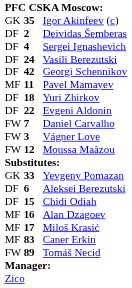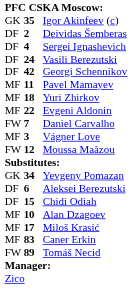(12, 98) DF -> (13, 98) MF
(12, 110) DF -> (13, 110) MF
(13, 136) FW -> (13, 136) MF
(29, 175) 33 -> (29, 175) 34
(29, 214) 16 -> (29, 214) 10
